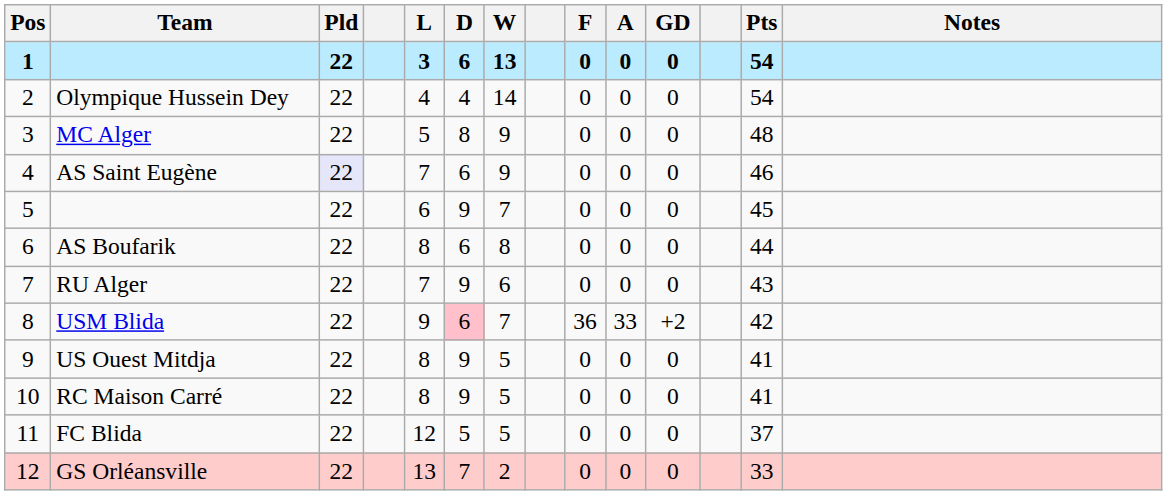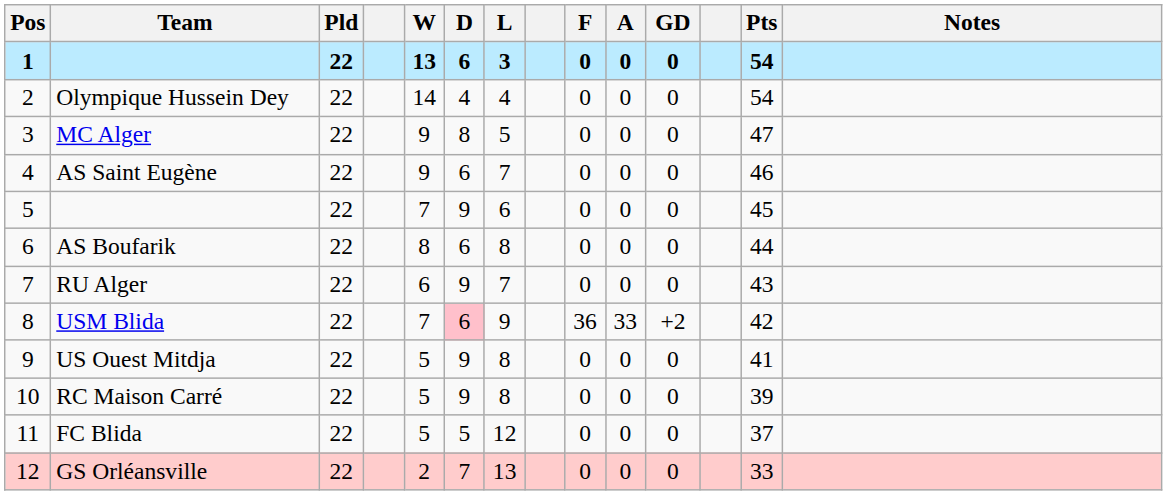columns swapped: (505, 23) <-> (424, 23)
(762, 135) 48 -> (762, 135) 47
(341, 172) lavender background -> (341, 172) no background
(762, 396) 41 -> (762, 396) 39
